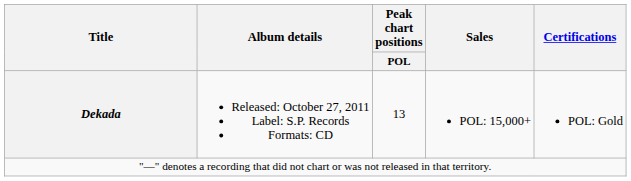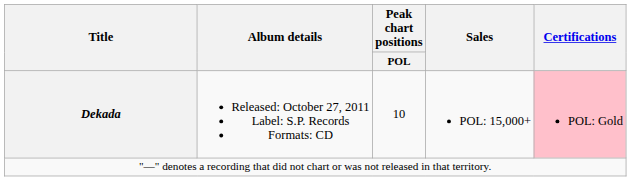(399, 114) 13 -> (399, 114) 10
(580, 121) no background -> (580, 121) pink background
